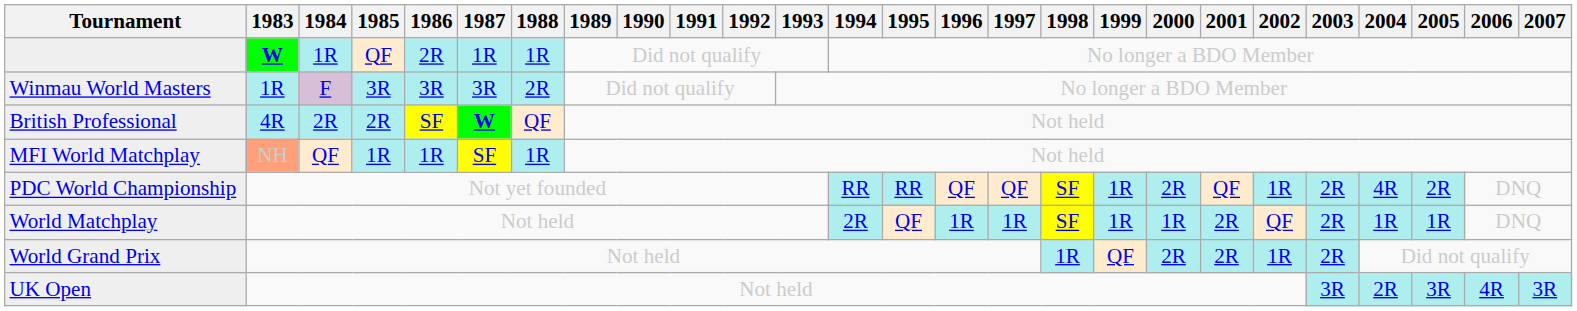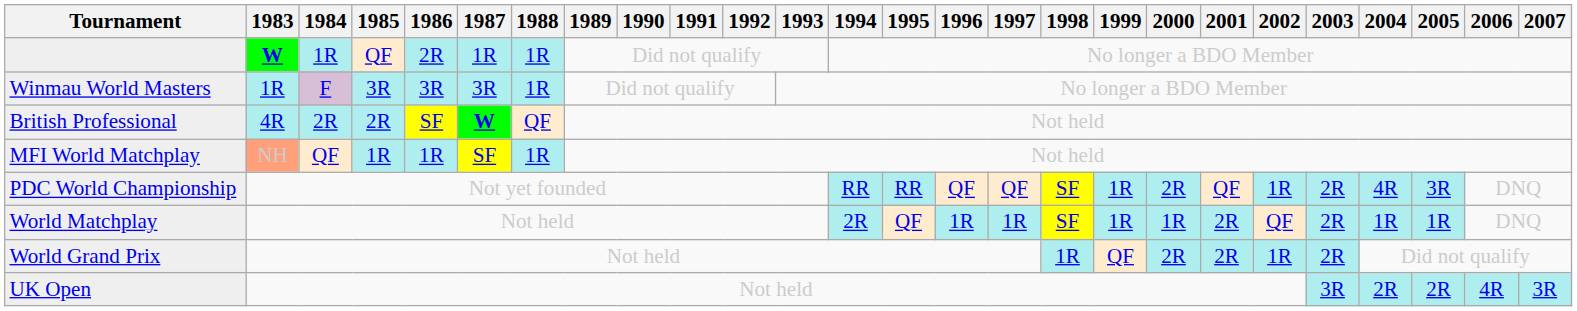(537, 88) 2R -> (537, 88) 1R
(1439, 188) 2R -> (1439, 188) 3R
(1439, 289) 3R -> (1439, 289) 2R
